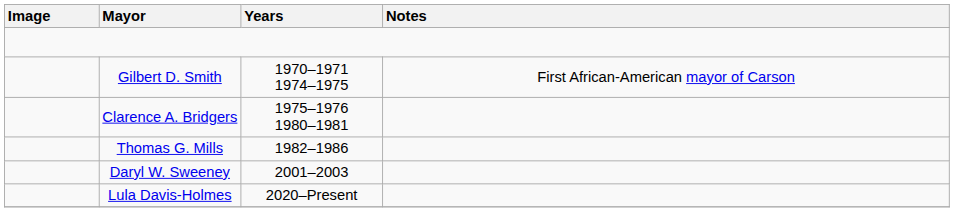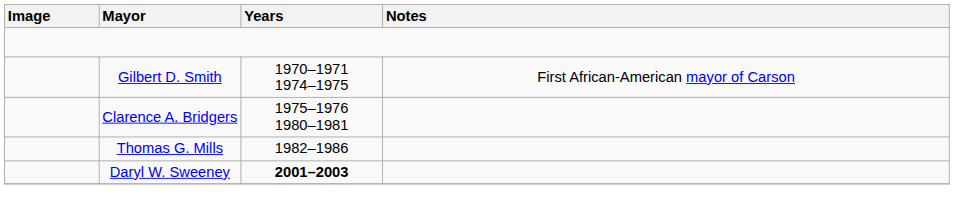(312, 172) normal -> (312, 172) bold
- row: (170, 195)
